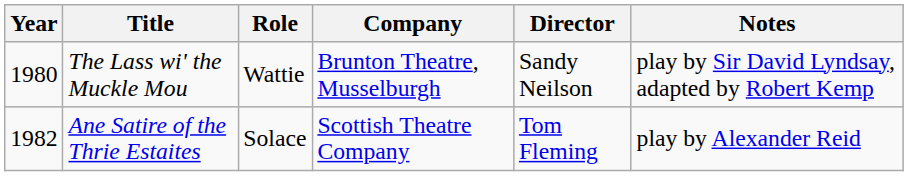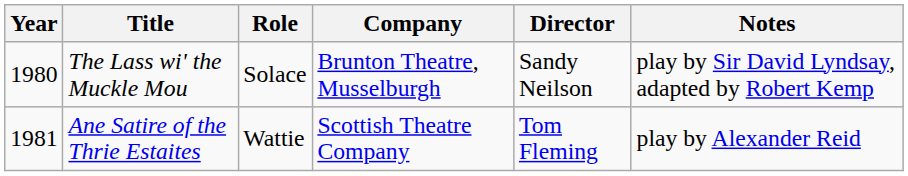(274, 74) Wattie -> (275, 74) Solace
(34, 138) 1982 -> (34, 138) 1981
(275, 138) Solace -> (274, 138) Wattie
